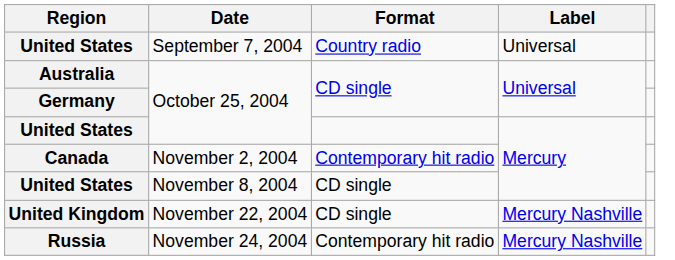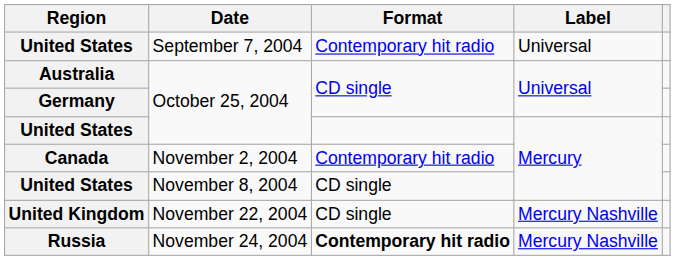(368, 46) Country radio -> (405, 46) Contemporary hit radio
(405, 241) normal -> (413, 241) bold
